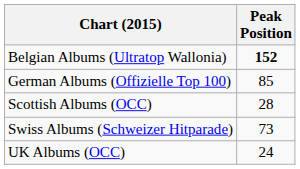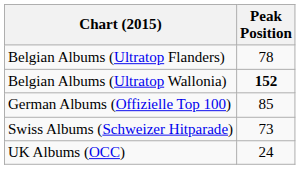+ row: (116, 57)
- row: (80, 104)
